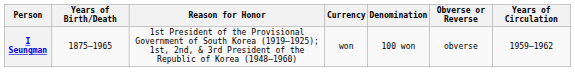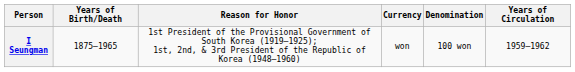- column: (461, 16)
